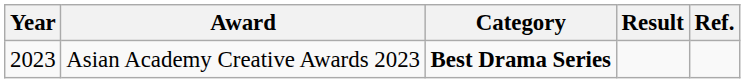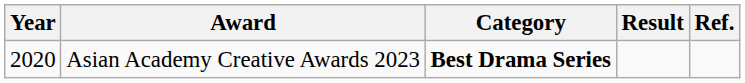(33, 58) 2023 -> (33, 58) 2020
